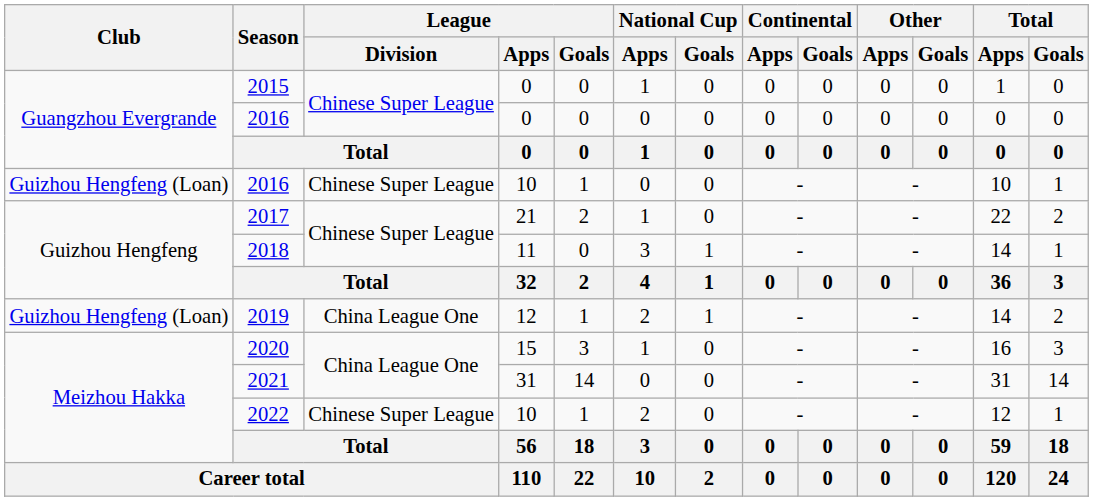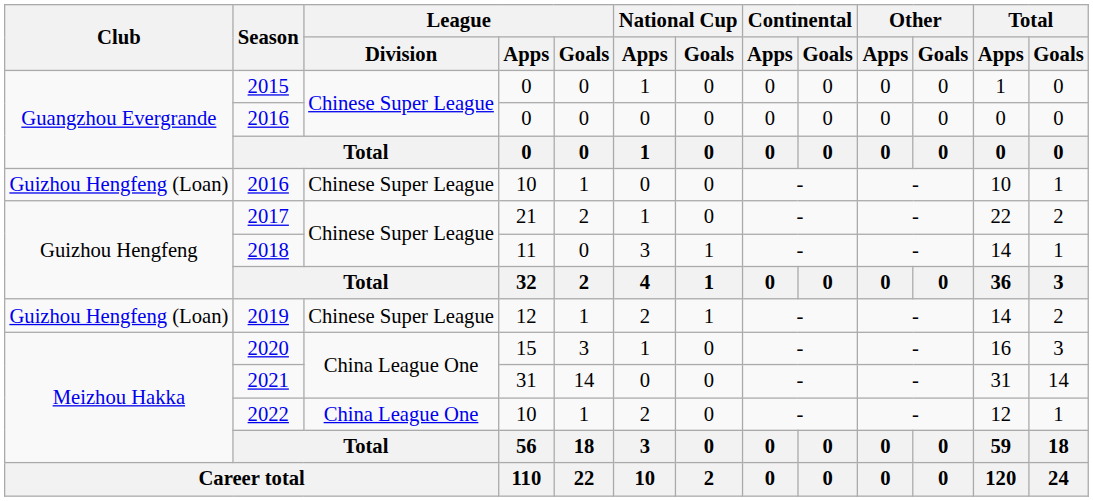(401, 315) China League One -> (401, 315) Chinese Super League
(401, 413) Chinese Super League -> (401, 413) China League One
